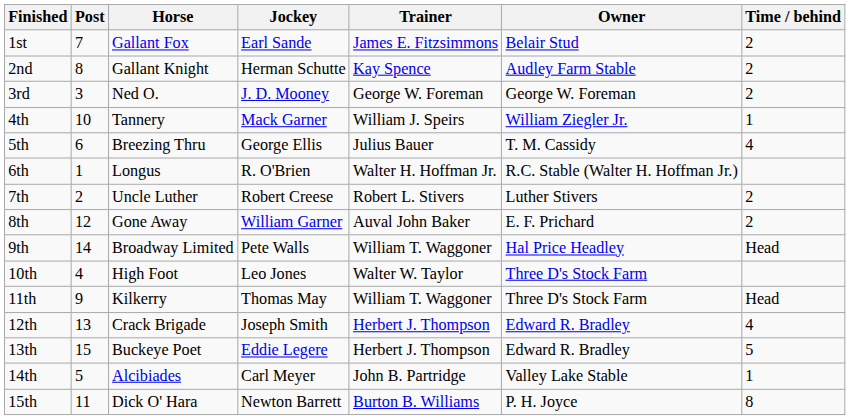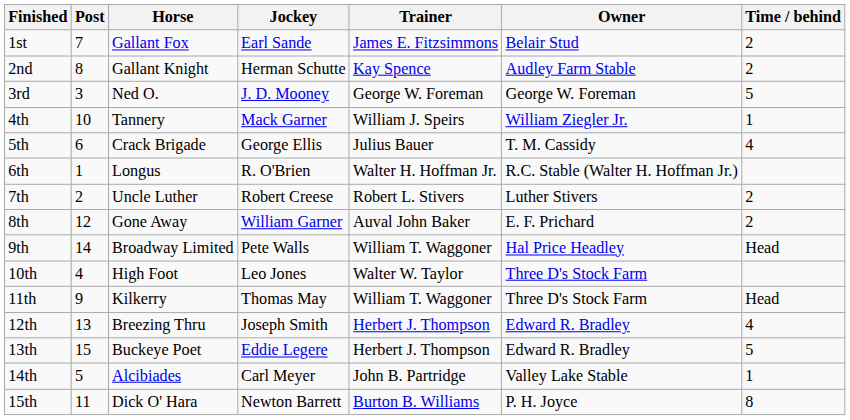(749, 94) 2 -> (749, 94) 5
(159, 145) Breezing Thru -> (159, 145) Crack Brigade
(159, 324) Crack Brigade -> (159, 324) Breezing Thru
